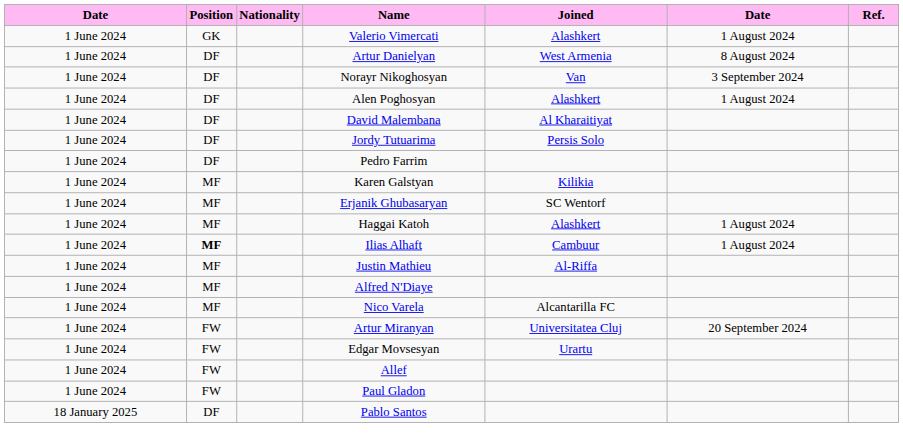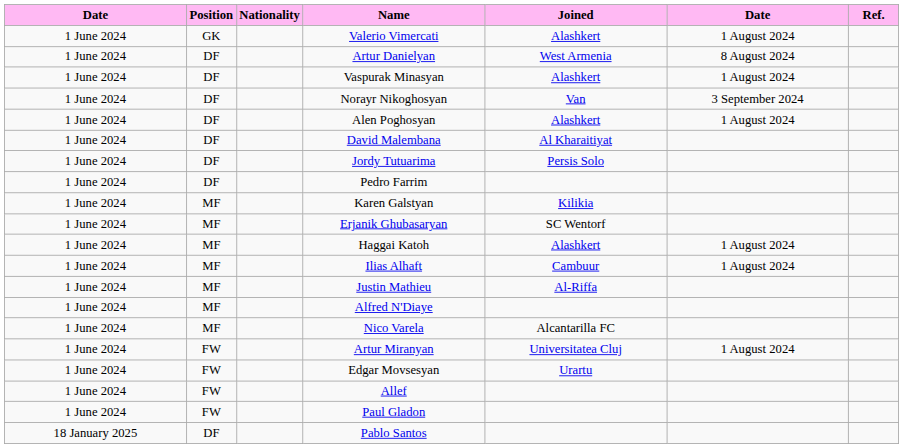+ row: (394, 78)
(211, 245) bold -> (211, 266) normal
(758, 328) 20 September 2024 -> (758, 349) 1 August 2024
